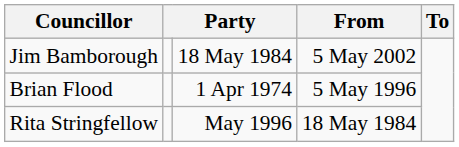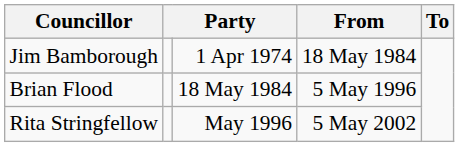(235, 55) 18 May 1984 -> (244, 55) 1 Apr 1974
(364, 55) 5 May 2002 -> (359, 55) 18 May 1984
(244, 89) 1 Apr 1974 -> (235, 89) 18 May 1984
(359, 123) 18 May 1984 -> (364, 123) 5 May 2002
